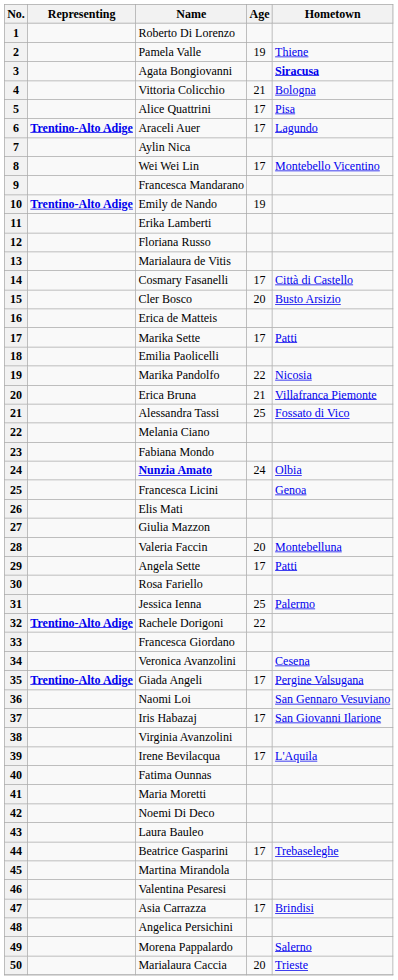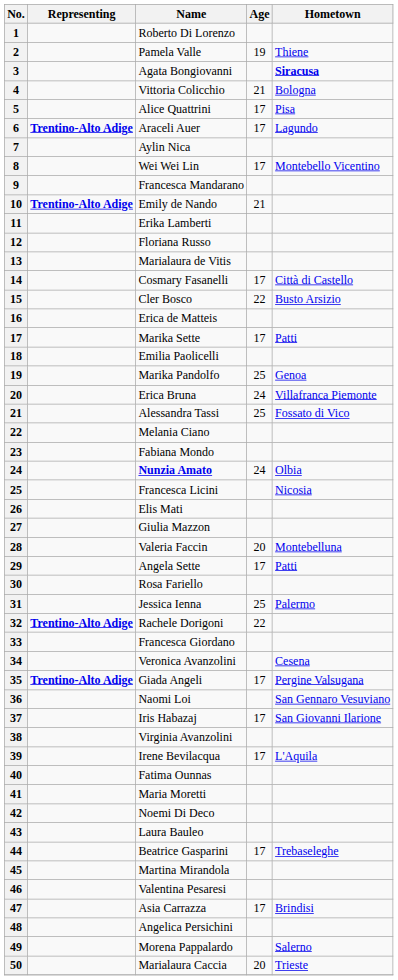(260, 204) 19 -> (260, 204) 21
(260, 299) 20 -> (260, 299) 22
(260, 375) 22 -> (260, 375) 25
(293, 375) Nicosia -> (291, 375) Genoa
(260, 394) 21 -> (260, 394) 24
(291, 489) Genoa -> (293, 489) Nicosia
